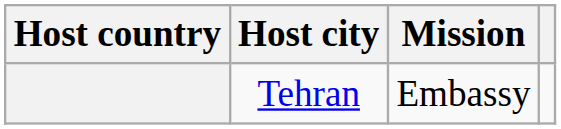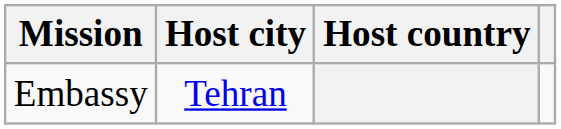columns swapped: (117, 33) <-> (463, 33)
